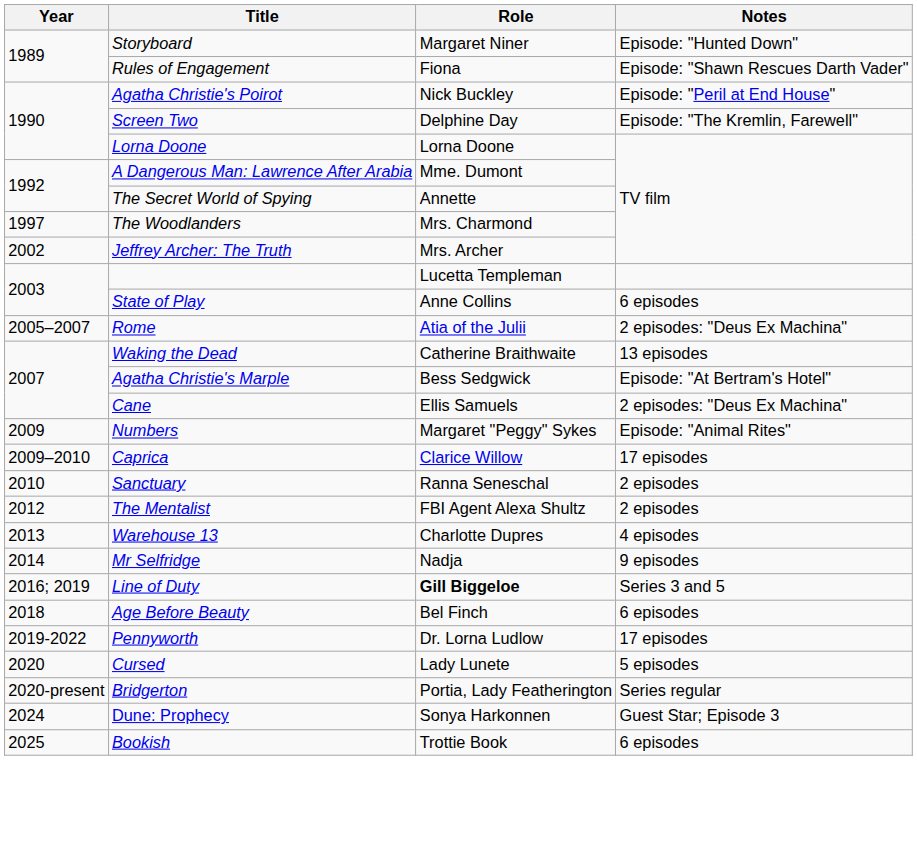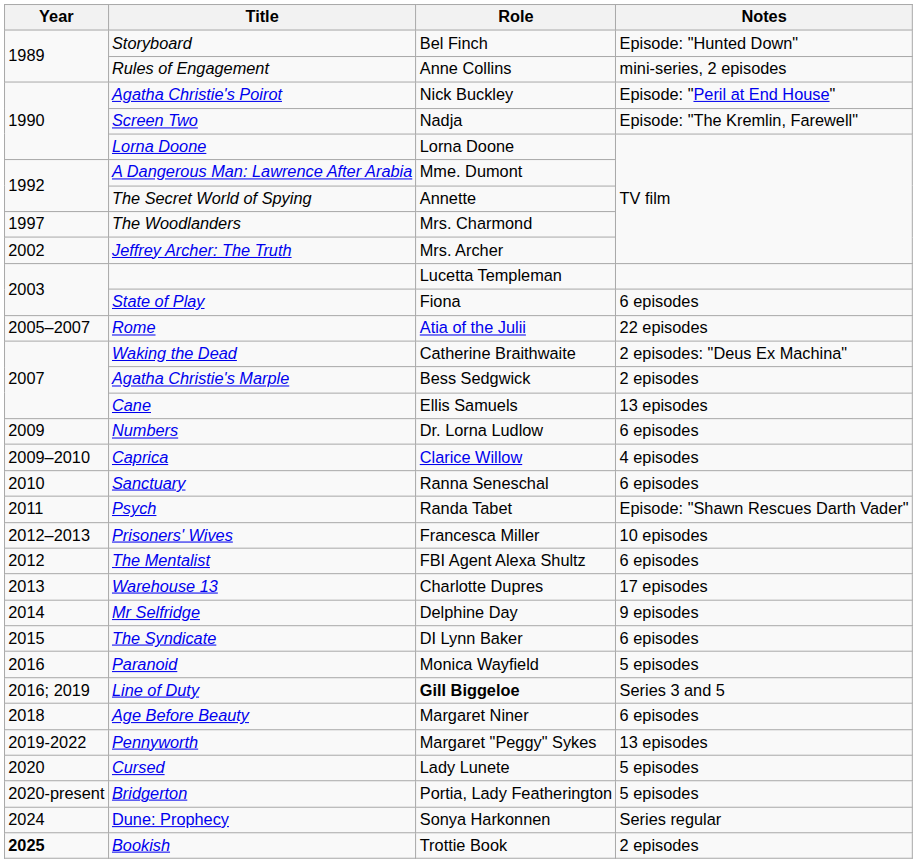(474, 43) Margaret Niner -> (454, 43) Bel Finch
(440, 69) Fiona -> (466, 69) Anne Collins
(764, 69) Episode: "Shawn Rescues Darth Vader" -> (703, 69) mini-series, 2 episodes
(469, 120) Delphine Day -> (441, 120) Nadja
(466, 302) Anne Collins -> (440, 302) Fiona
(733, 328) 2 episodes: "Deus Ex Machina" -> (664, 328) 22 episodes
(664, 353) 13 episodes -> (733, 353) 2 episodes: "Deus Ex Machina"
(725, 379) Episode: "At Bertram's Hotel" -> (659, 379) 2 episodes
(733, 405) 2 episodes: "Deus Ex Machina" -> (664, 405) 13 episodes
(508, 431) Margaret "Peggy" Sykes -> (481, 431) Dr. Lorna Ludlow
(705, 431) Episode: "Animal Rites" -> (659, 431) 6 episodes
(664, 457) 17 episodes -> (659, 457) 4 episodes
(659, 483) 2 episodes -> (659, 483) 6 episodes
+ row: (134, 509)
+ row: (172, 535)
(659, 509) 2 episodes -> (659, 560) 6 episodes
(659, 535) 4 episodes -> (664, 586) 17 episodes
(441, 560) Nadja -> (469, 612) Delphine Day
+ row: (164, 638)
+ row: (145, 664)
(454, 612) Bel Finch -> (474, 716) Margaret Niner
(481, 638) Dr. Lorna Ludlow -> (508, 742) Margaret "Peggy" Sykes
(664, 638) 17 episodes -> (664, 742) 13 episodes
(670, 690) Series regular -> (659, 793) 5 episodes
(699, 716) Guest Star; Episode 3 -> (670, 819) Series regular
(26, 742) normal -> (26, 845) bold
(659, 742) 6 episodes -> (659, 845) 2 episodes
